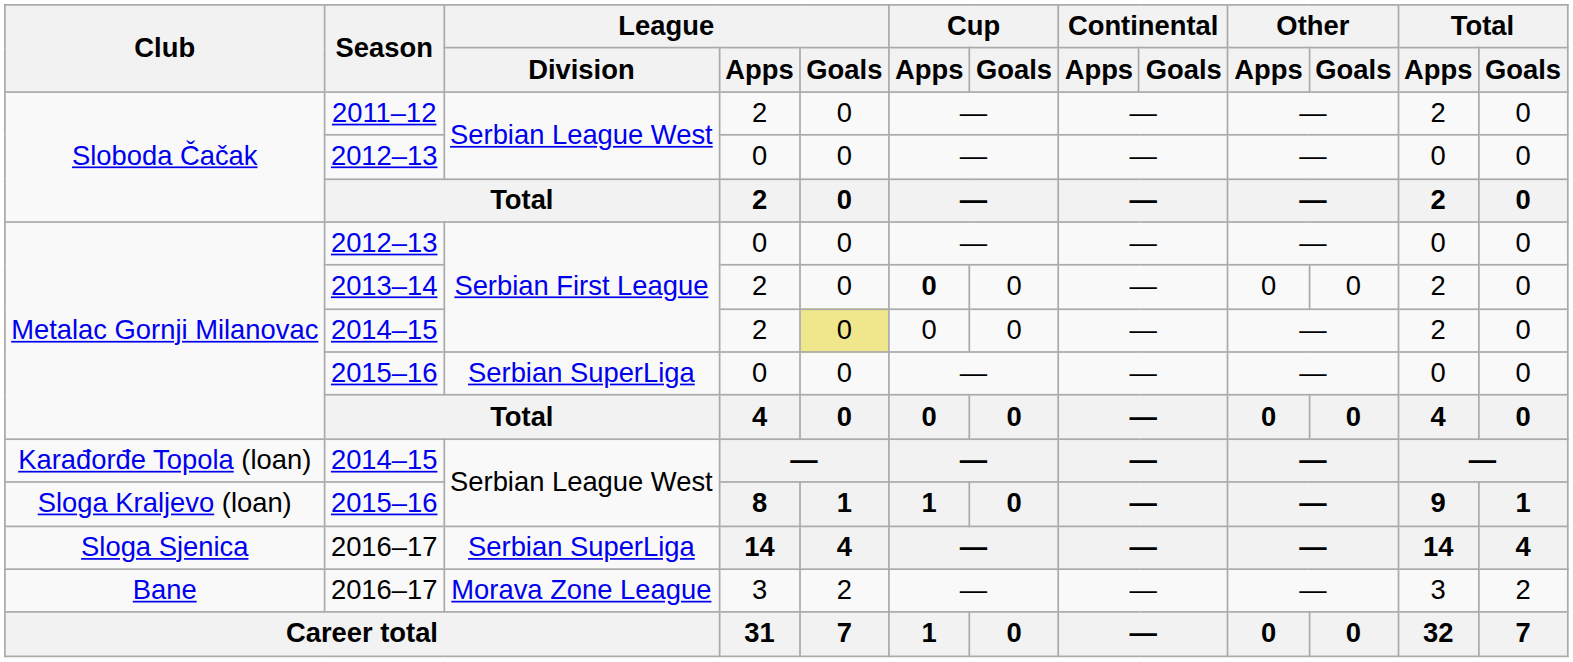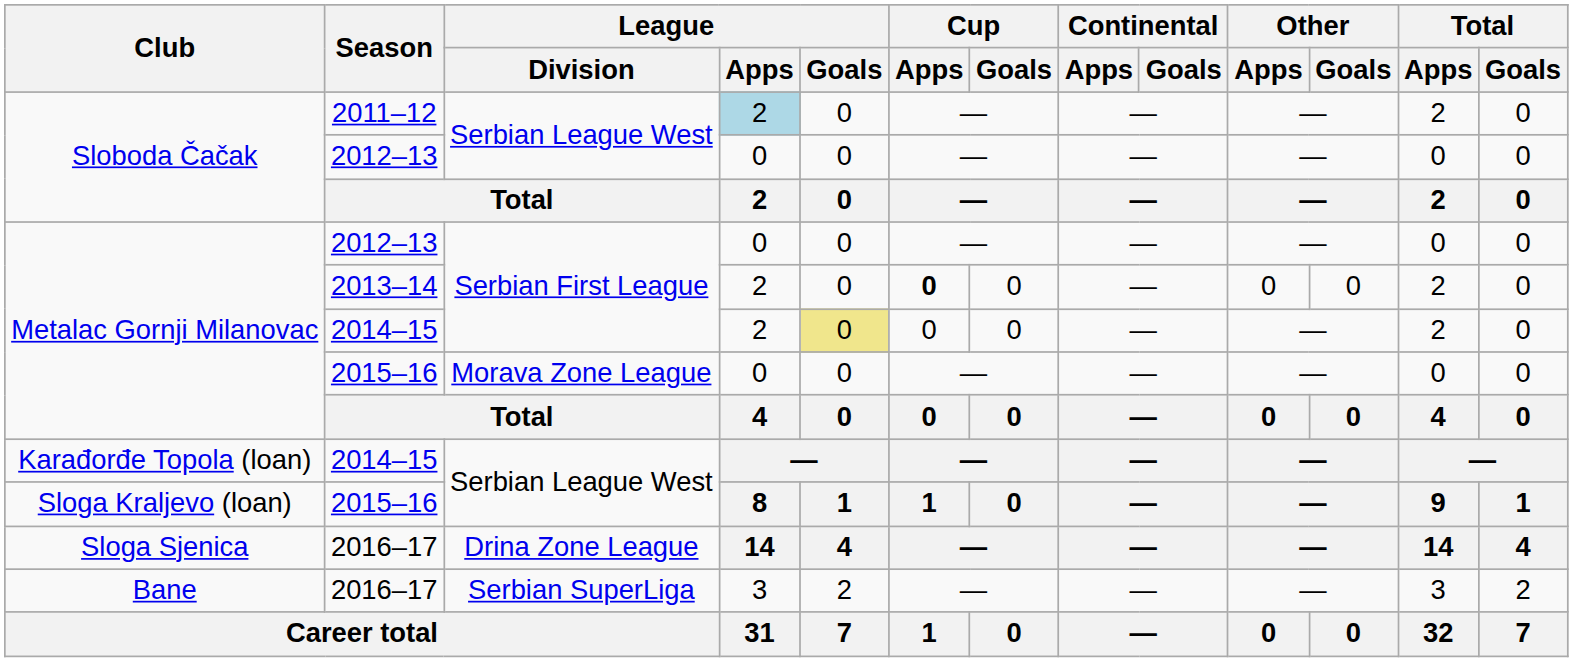(760, 112) no background -> (760, 112) lightblue background
(581, 373) Serbian SuperLiga -> (581, 373) Morava Zone League
(581, 546) Serbian SuperLiga -> (581, 546) Drina Zone League
(581, 590) Morava Zone League -> (581, 590) Serbian SuperLiga
